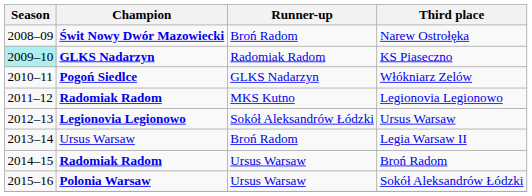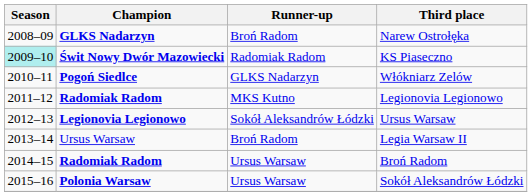(142, 35) Świt Nowy Dwór Mazowiecki -> (107, 35) GLKS Nadarzyn
(107, 56) GLKS Nadarzyn -> (142, 56) Świt Nowy Dwór Mazowiecki
